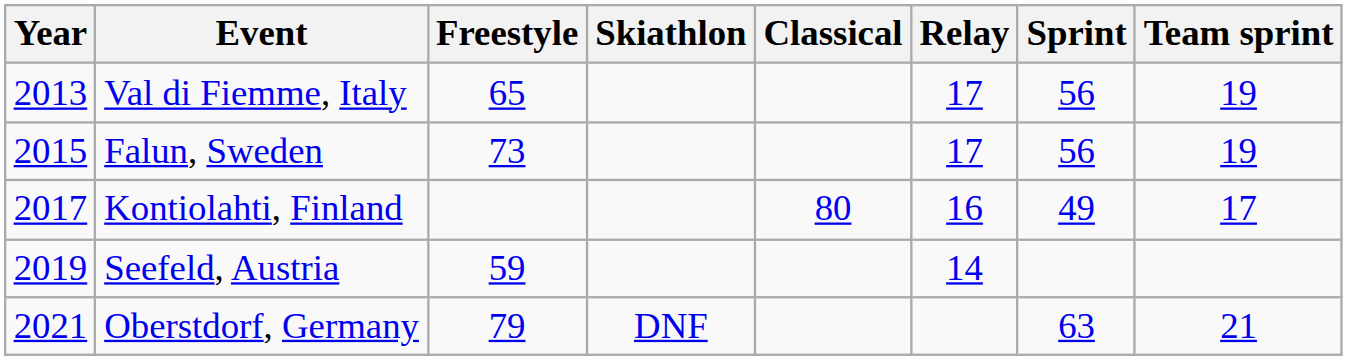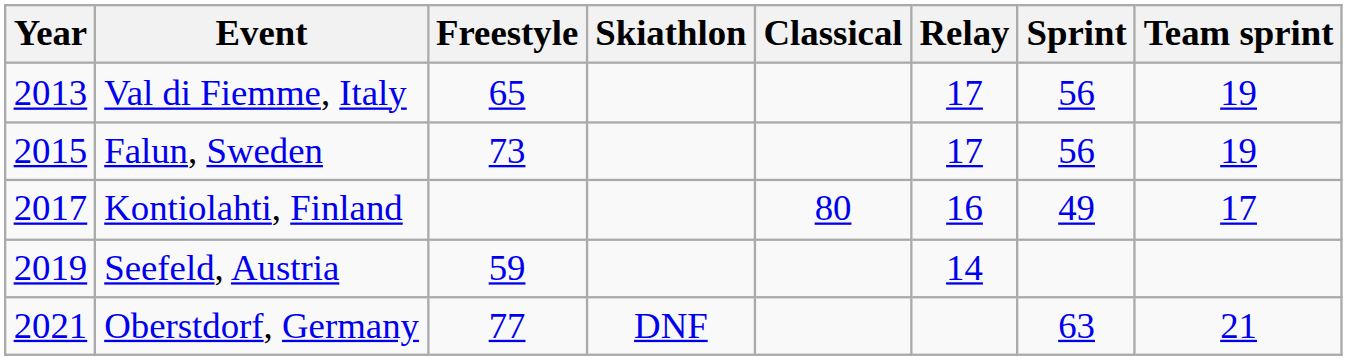(507, 325) 79 -> (507, 325) 77
